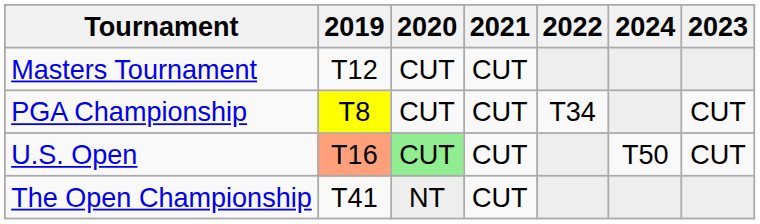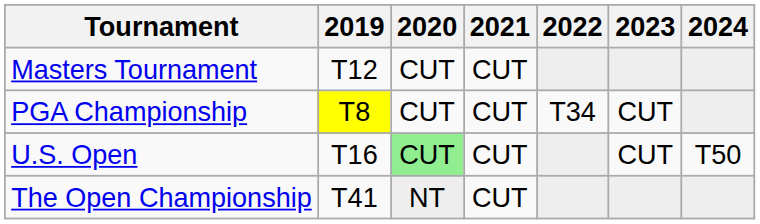columns swapped: (718, 26) <-> (645, 26)
(354, 155) lightsalmon background -> (354, 155) no background
